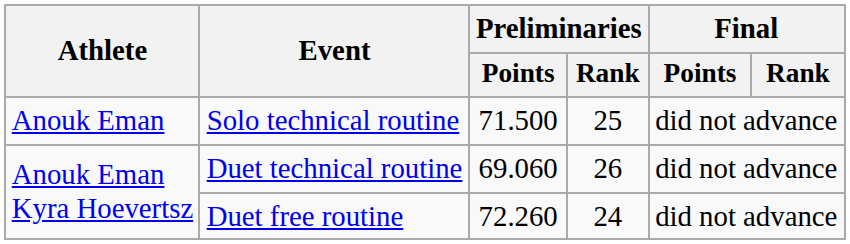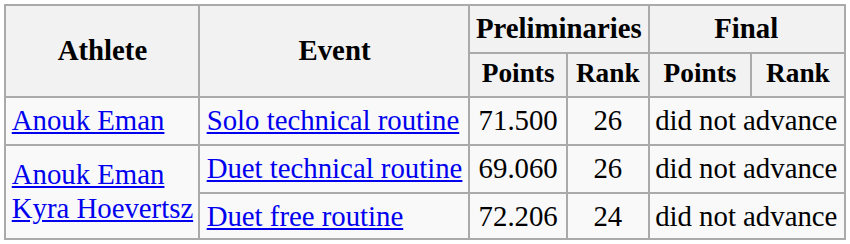(608, 121) 25 -> (608, 121) 26
(518, 216) 72.260 -> (518, 216) 72.206
